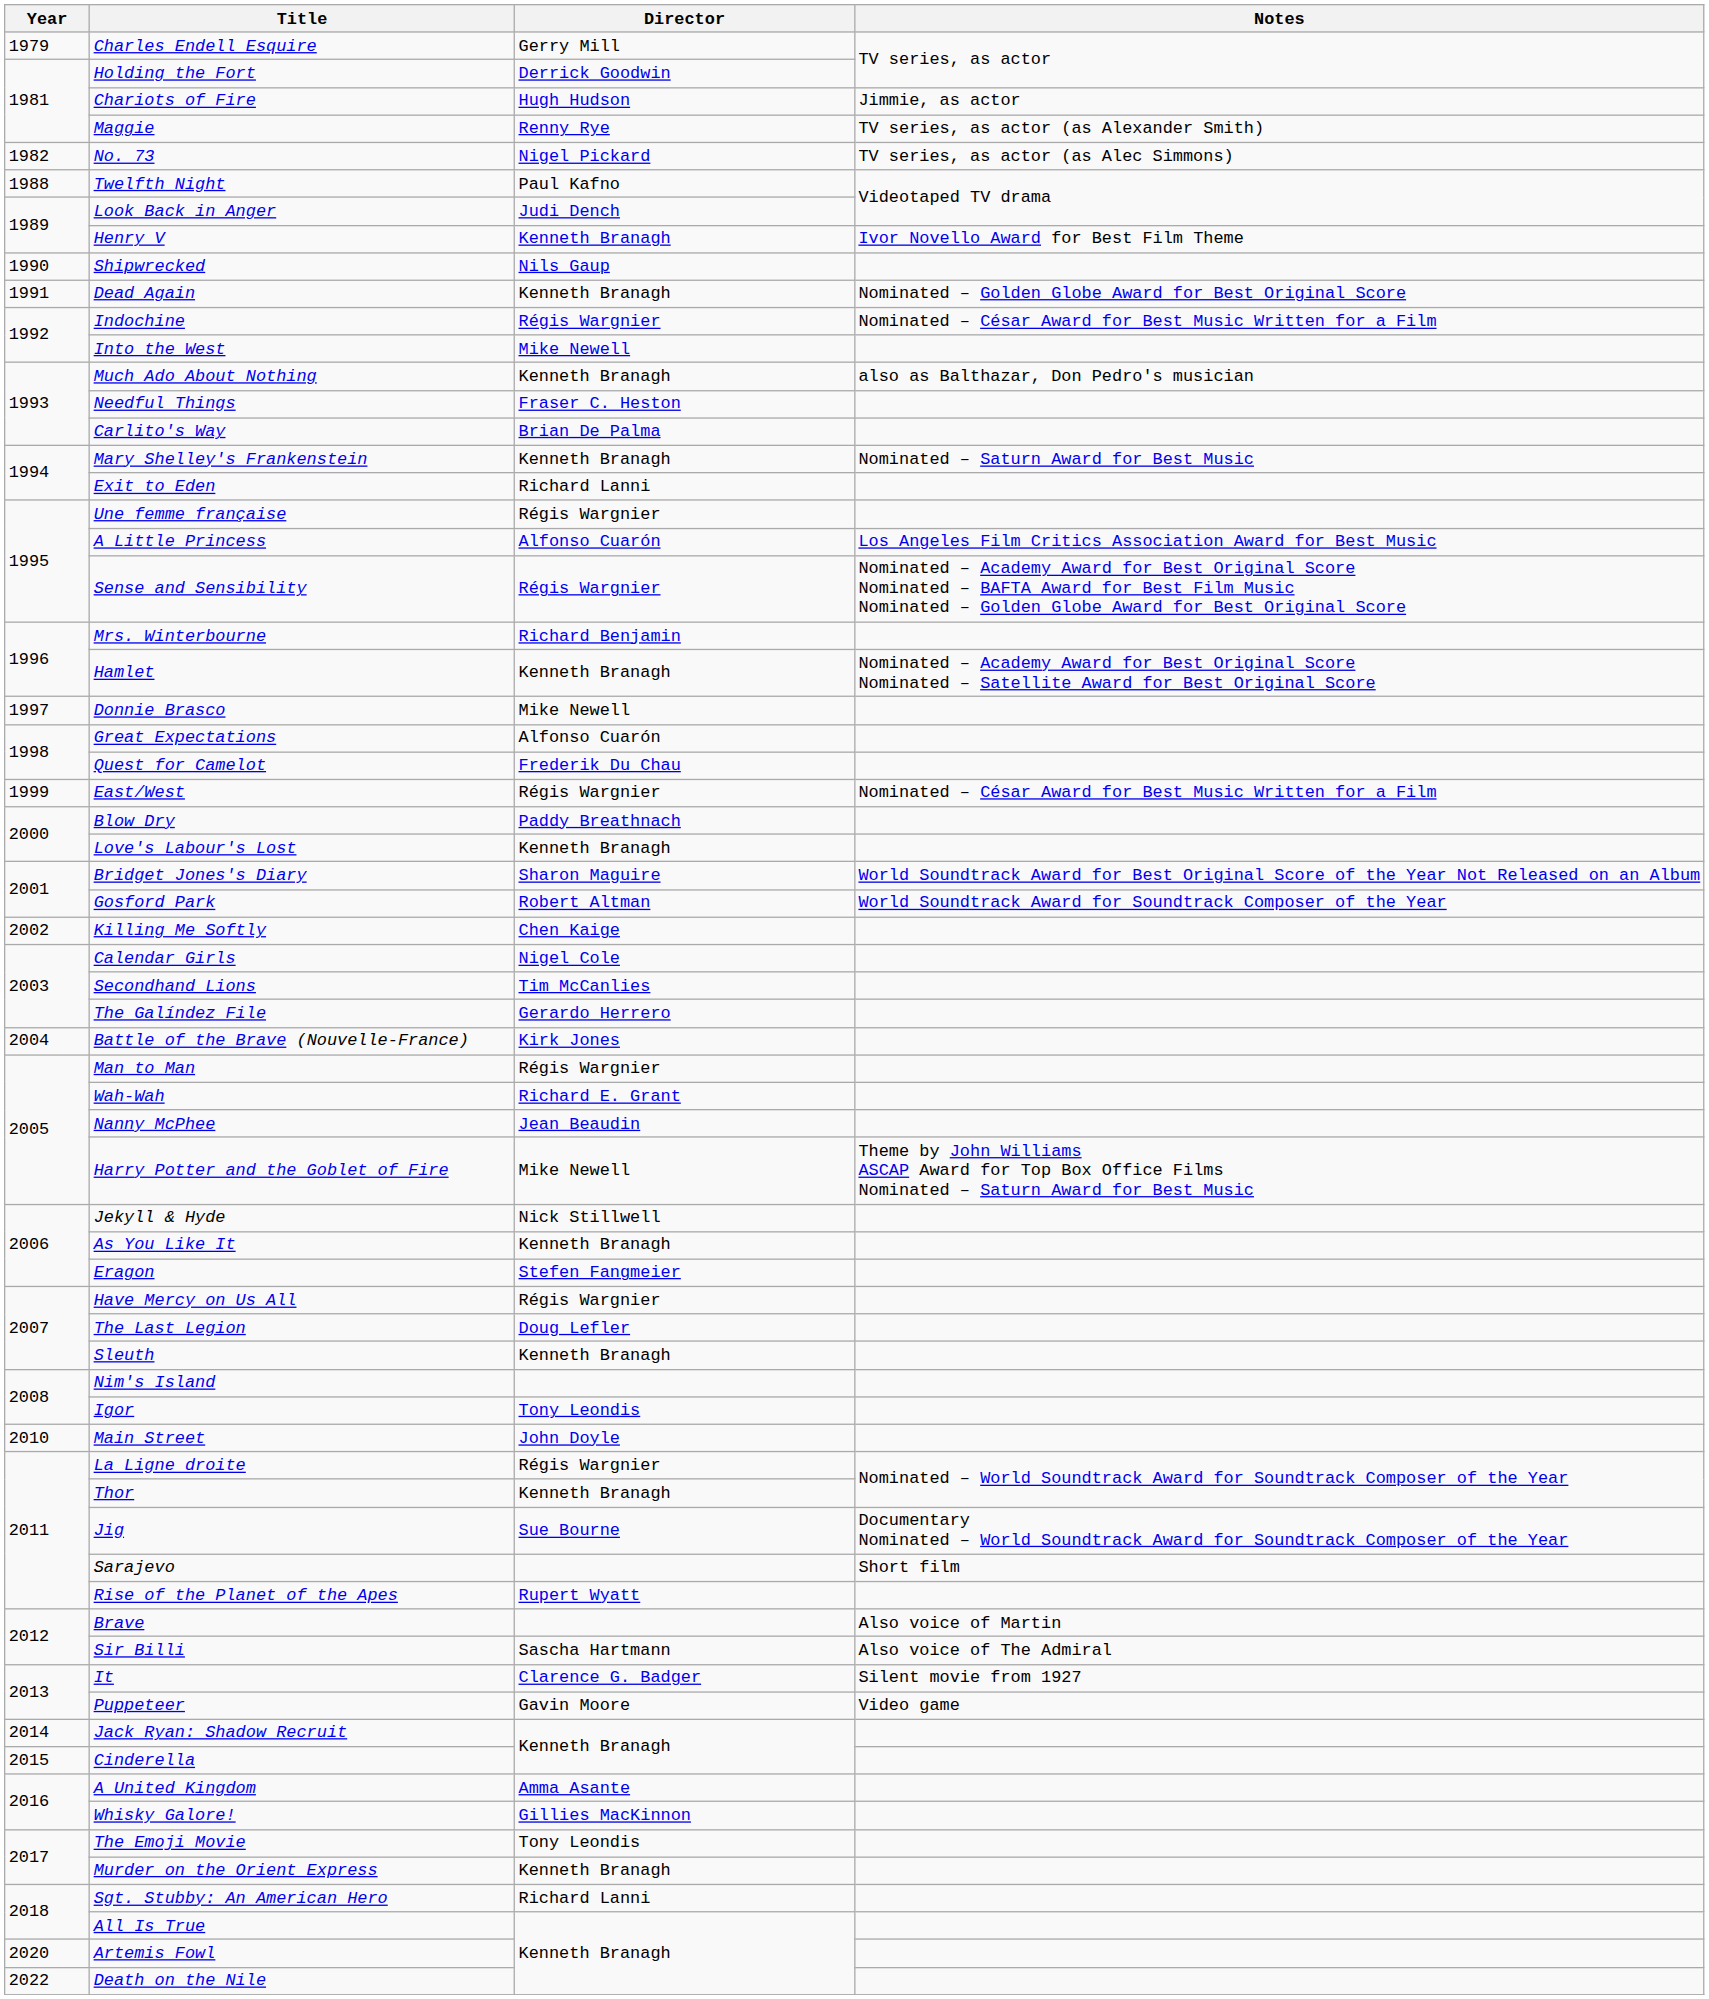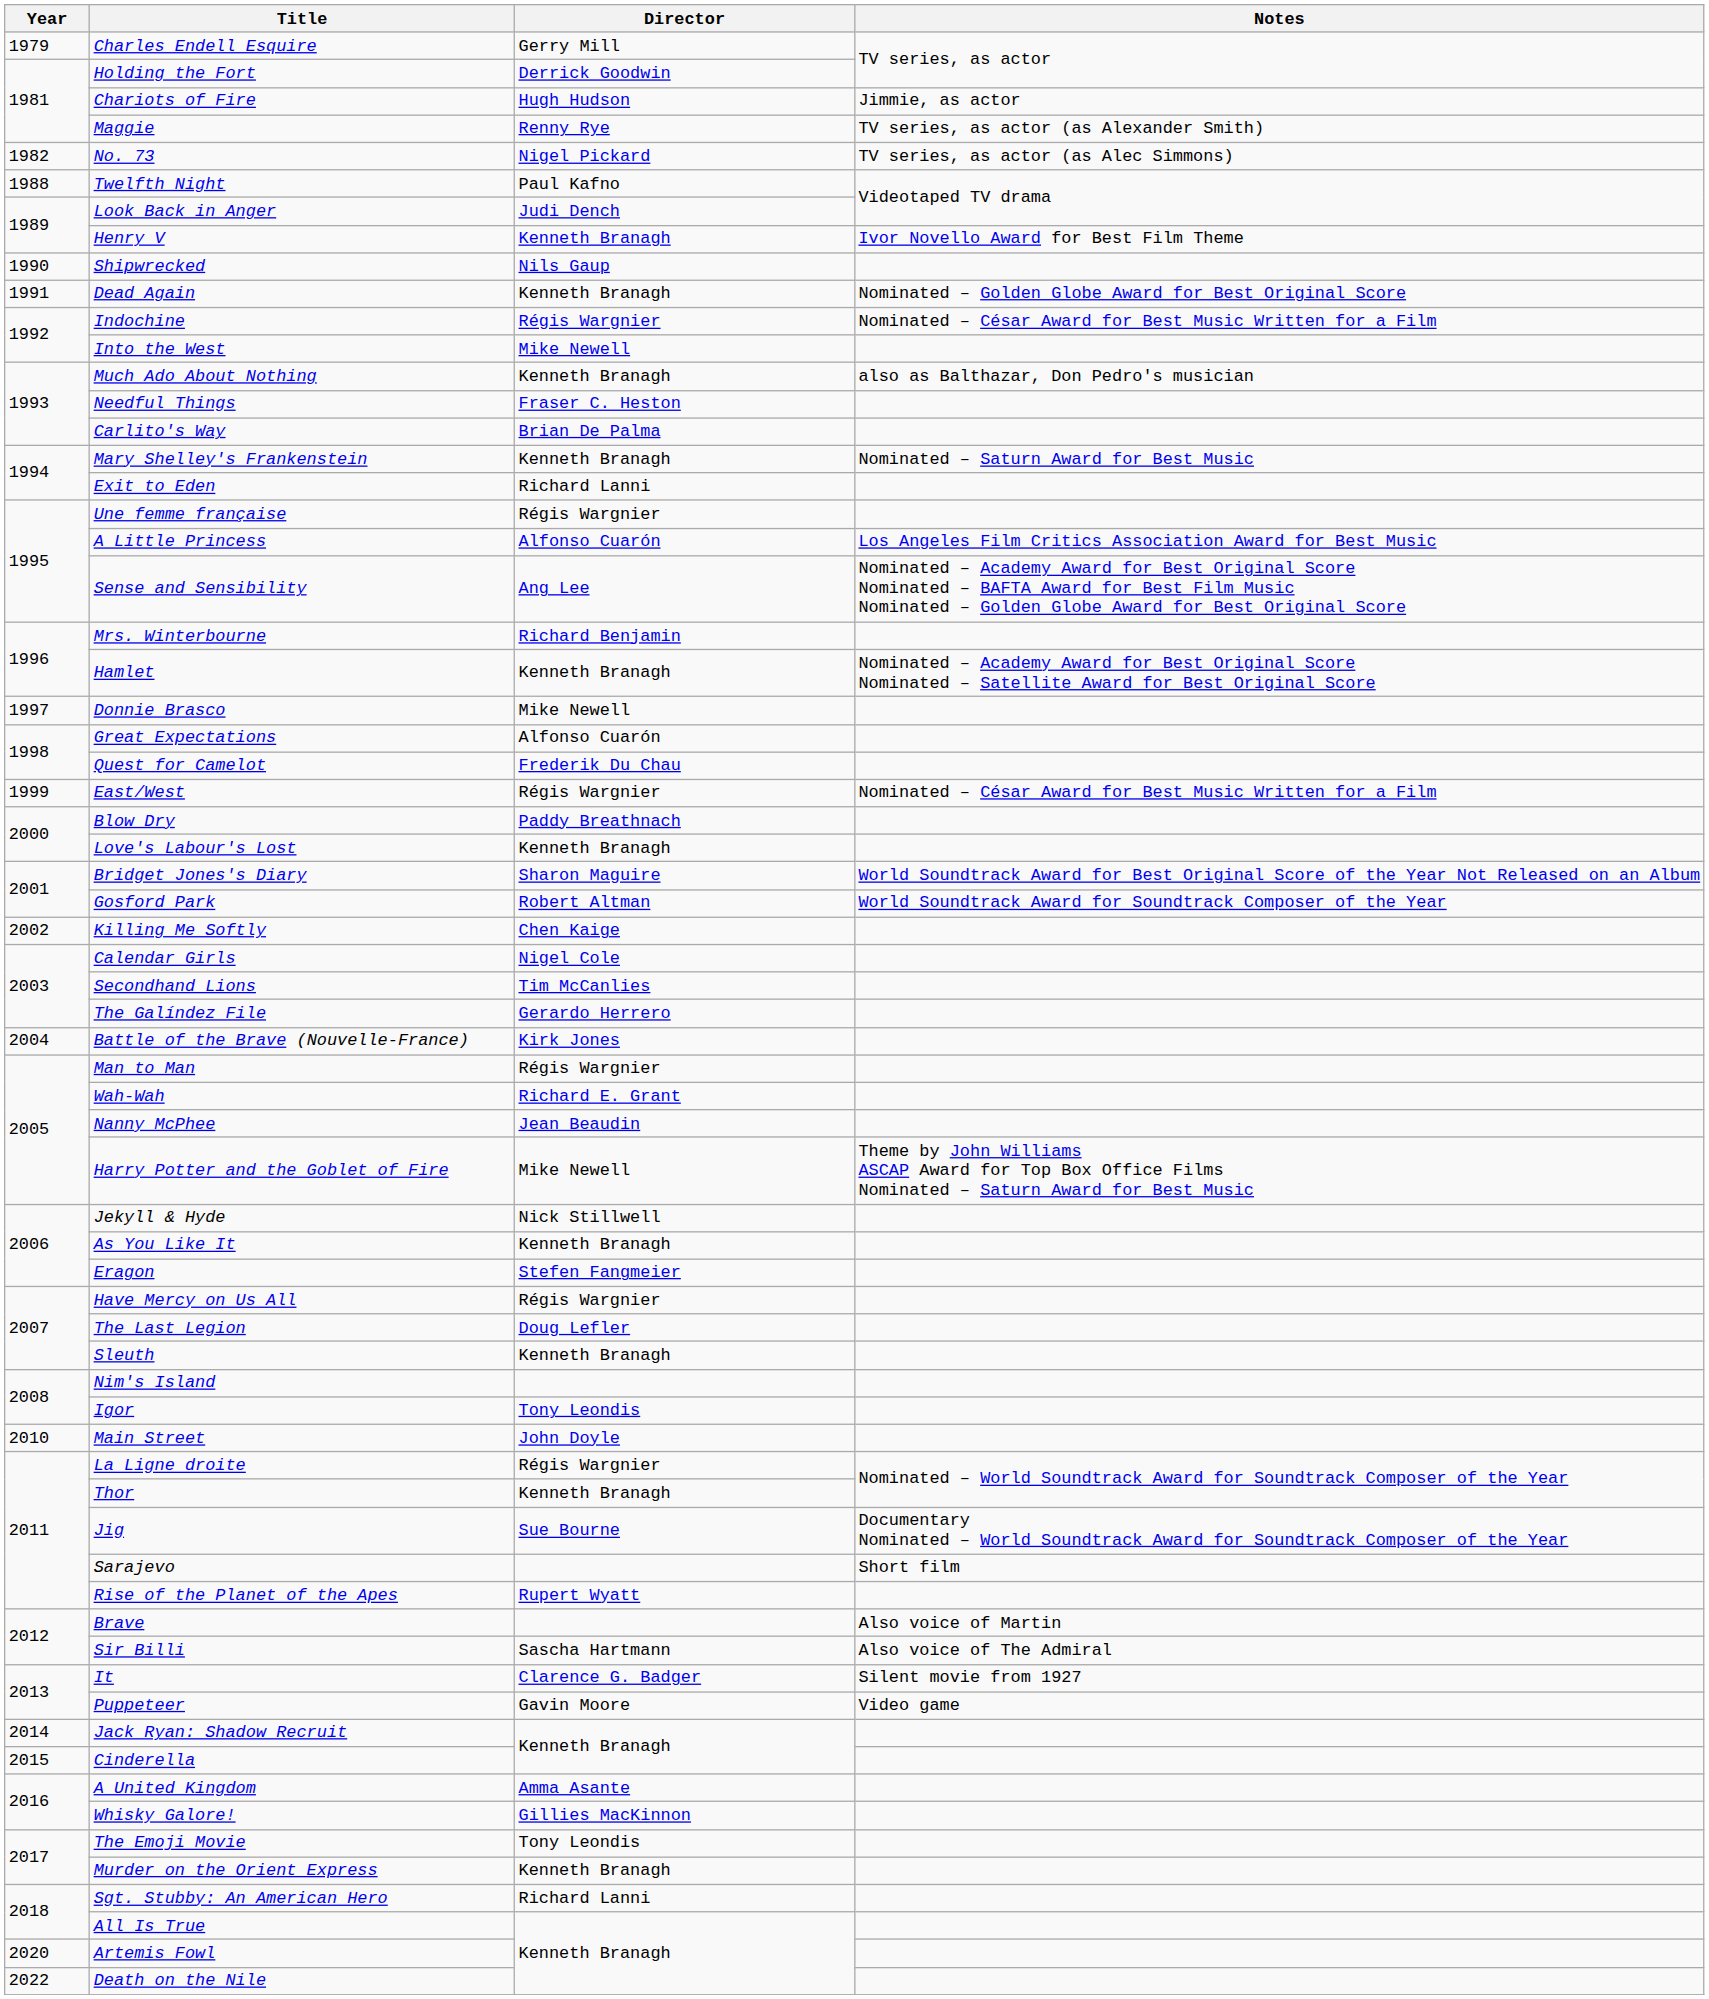(590, 589) Régis Wargnier -> (554, 589) Ang Lee
